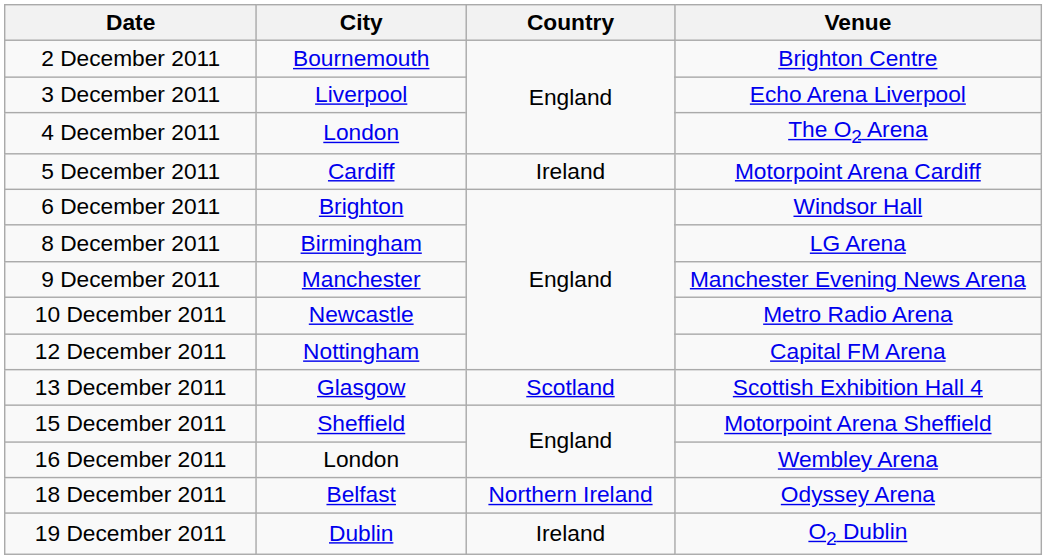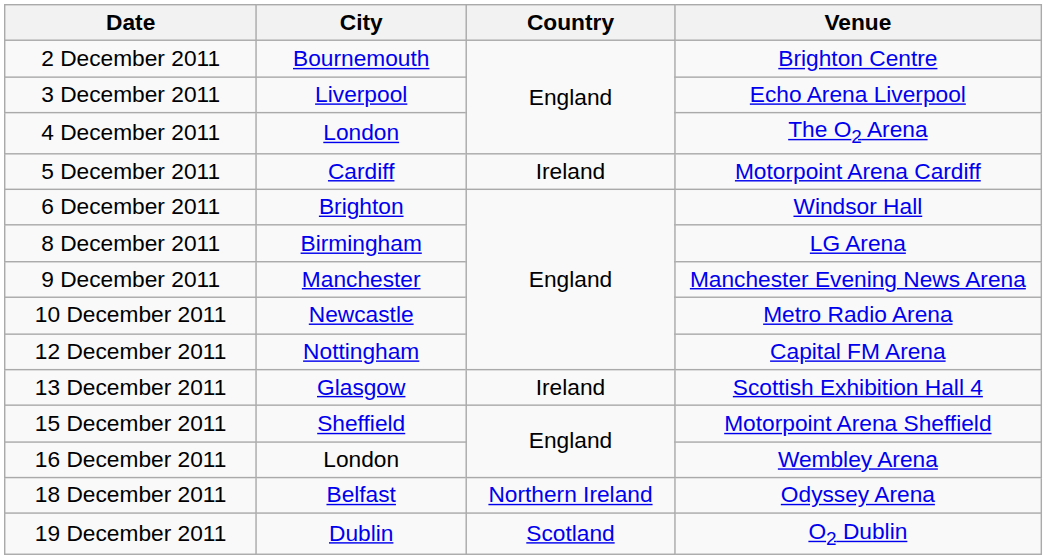(570, 387) Scotland -> (570, 387) Ireland
(570, 533) Ireland -> (570, 533) Scotland
